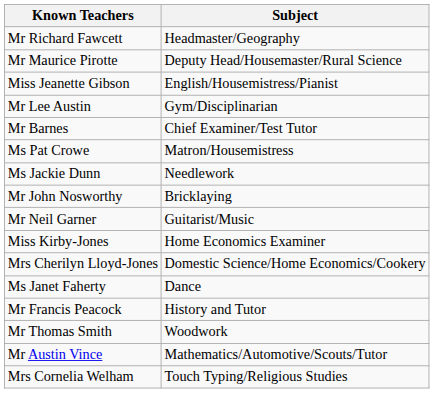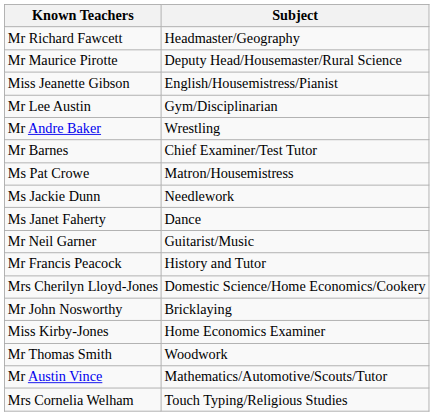+ row: (54, 128)
rows swapped: (57, 286) <-> (65, 196)
rows swapped: (58, 241) <-> (65, 309)
